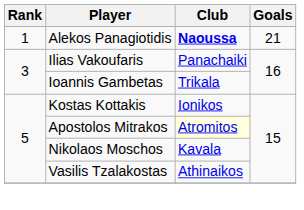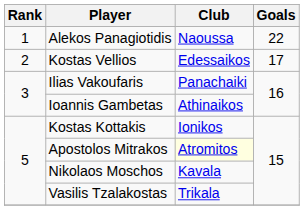(207, 37) bold -> (206, 37) normal
(273, 37) 21 -> (276, 37) 22
+ row: (92, 60)
(199, 82) Trikala -> (210, 104) Athinaikos
(210, 171) Athinaikos -> (199, 194) Trikala
